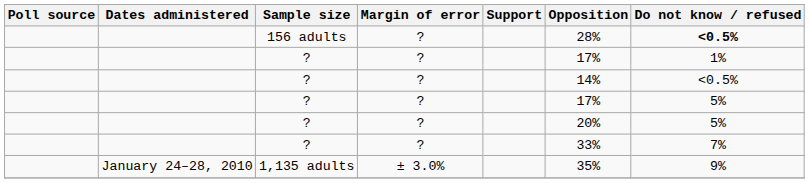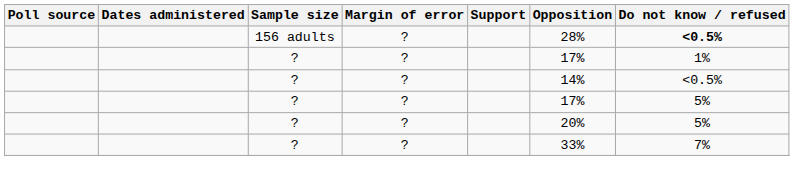- row: (177, 167)
